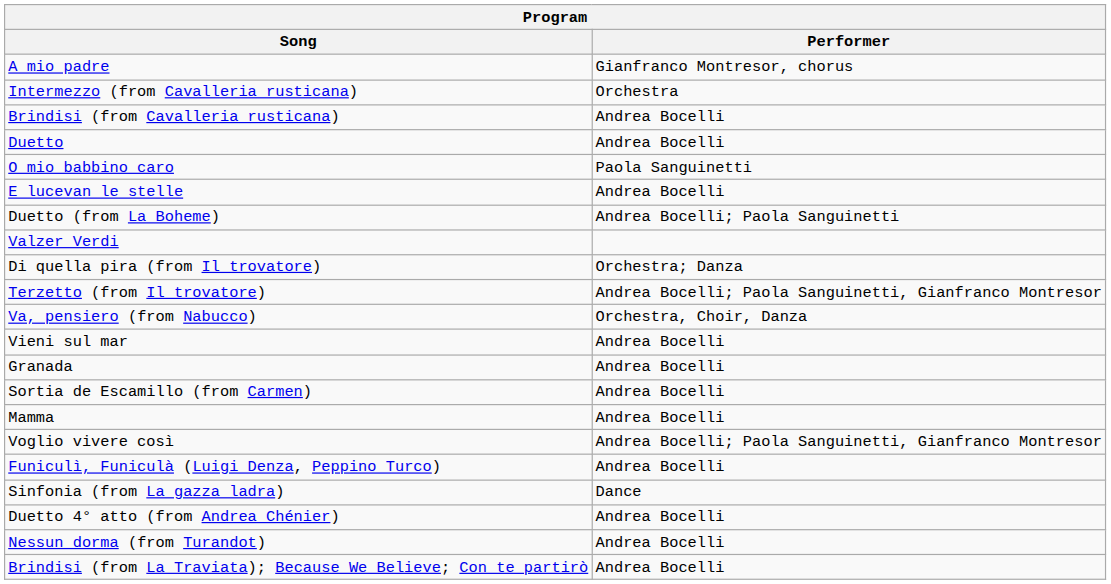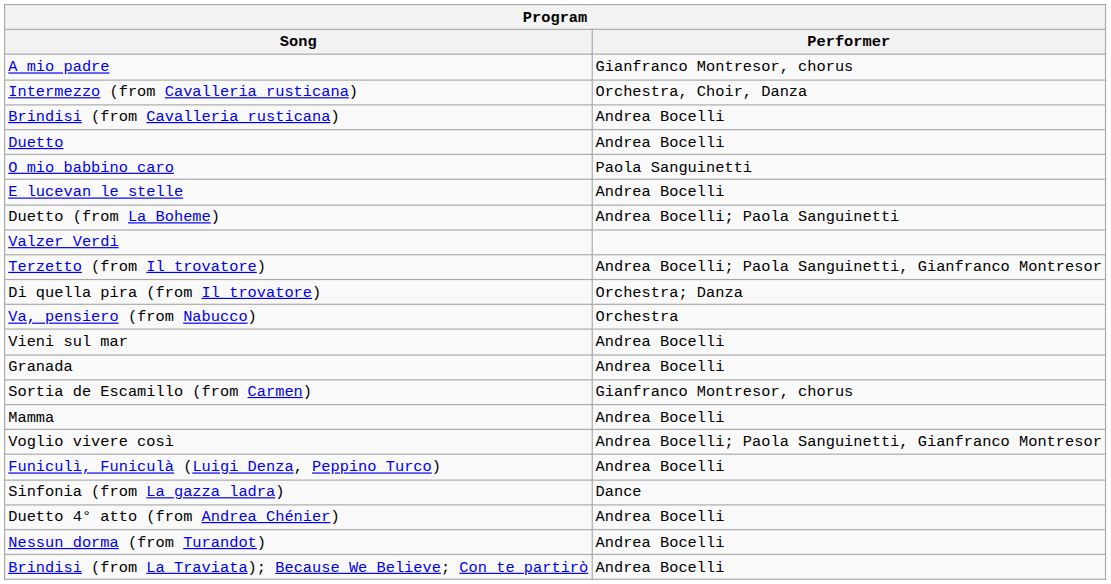(637, 92) Orchestra -> (701, 92) Orchestra, Choir, Danza
rows swapped: (165, 267) <-> (137, 292)
(701, 317) Orchestra, Choir, Danza -> (637, 317) Orchestra
(660, 392) Andrea Bocelli -> (724, 392) Gianfranco Montresor, chorus
